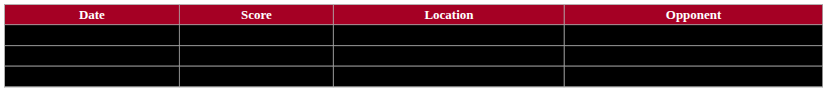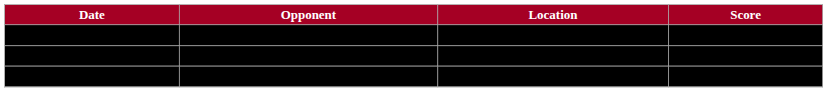columns swapped: (694, 14) <-> (256, 14)
